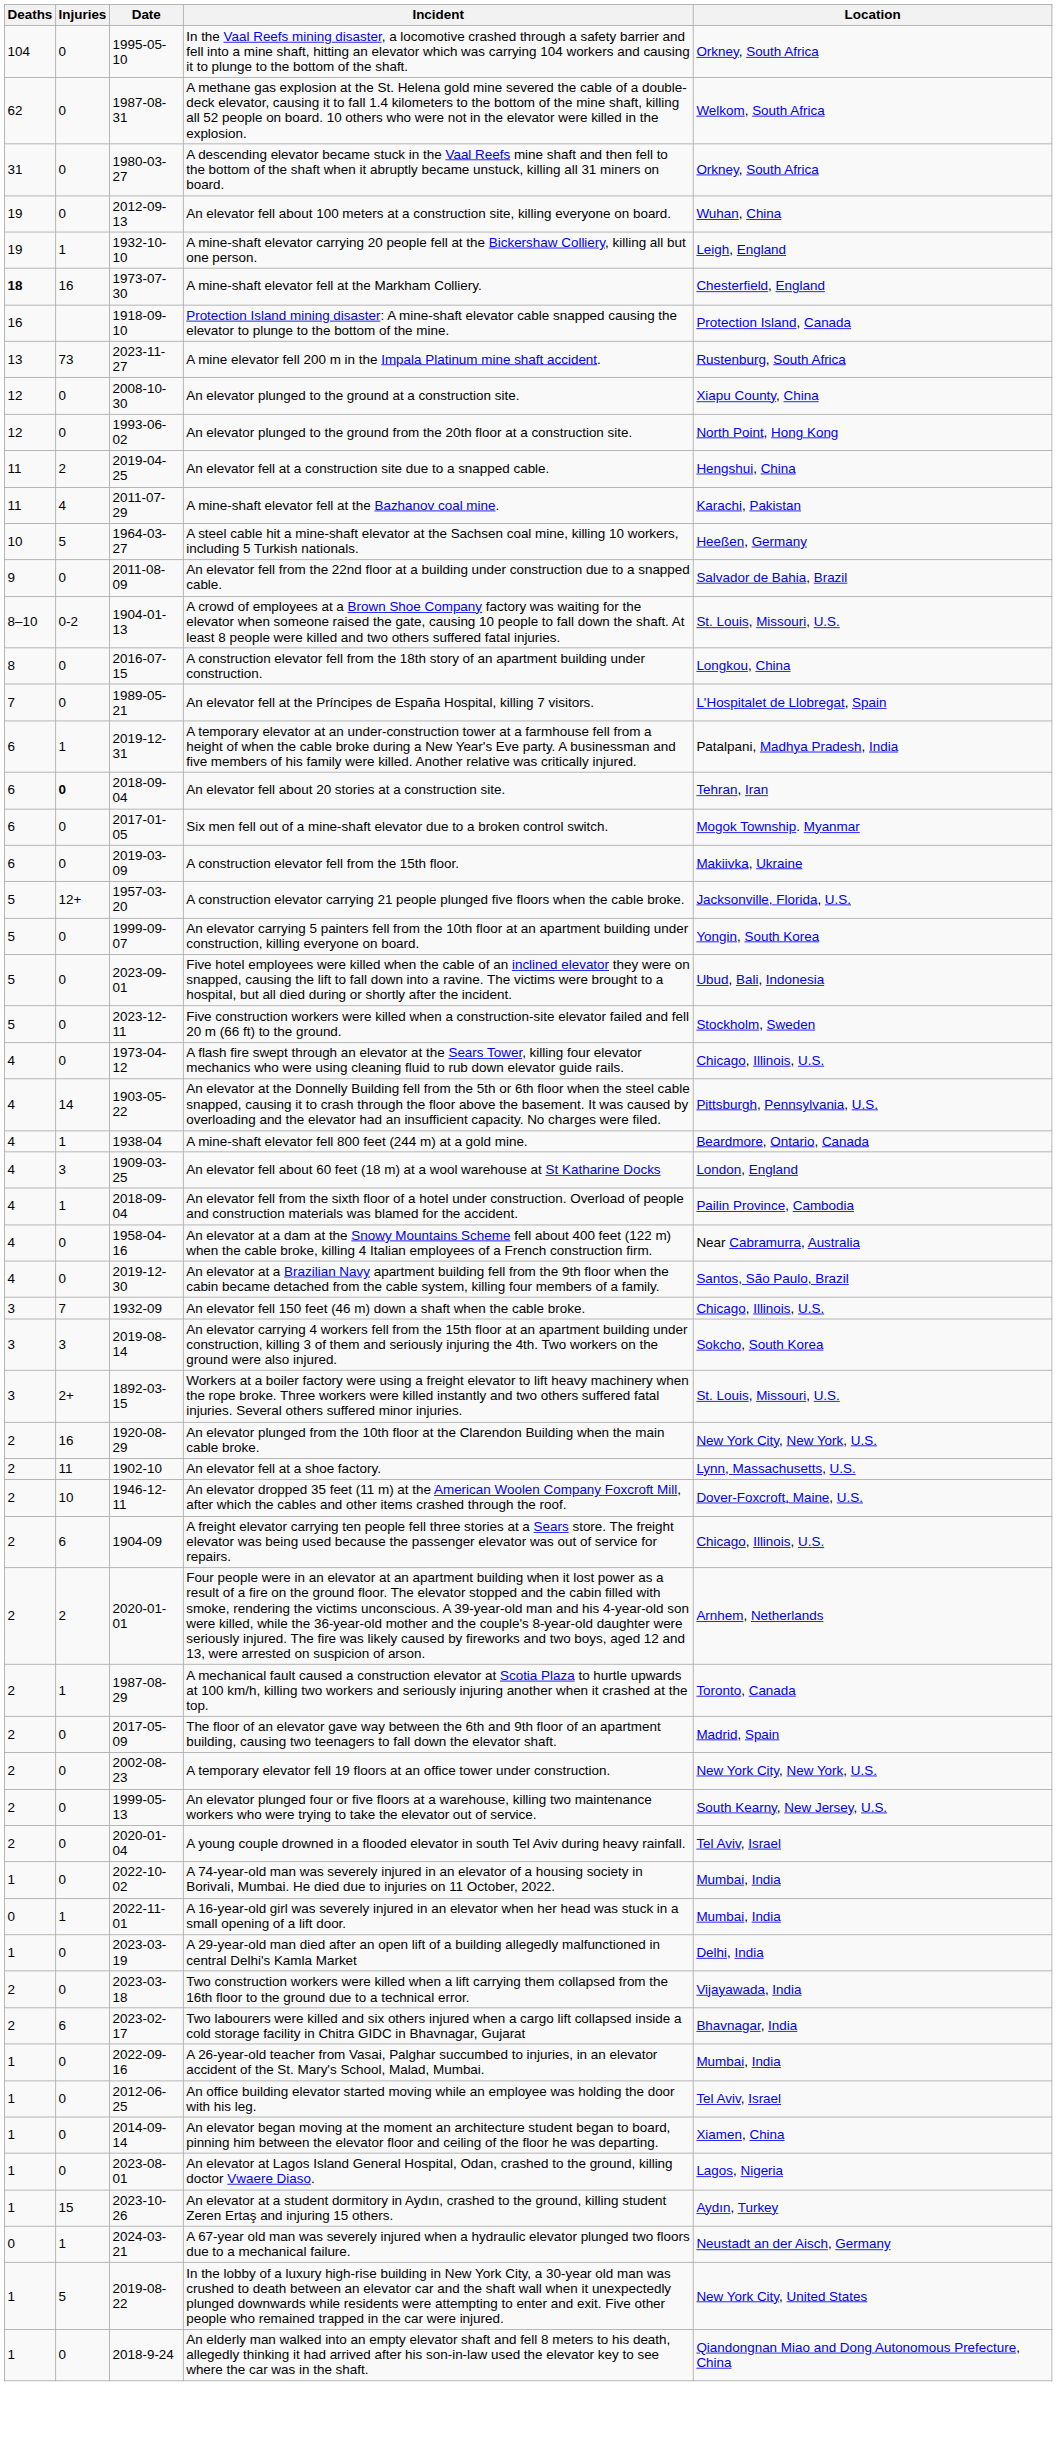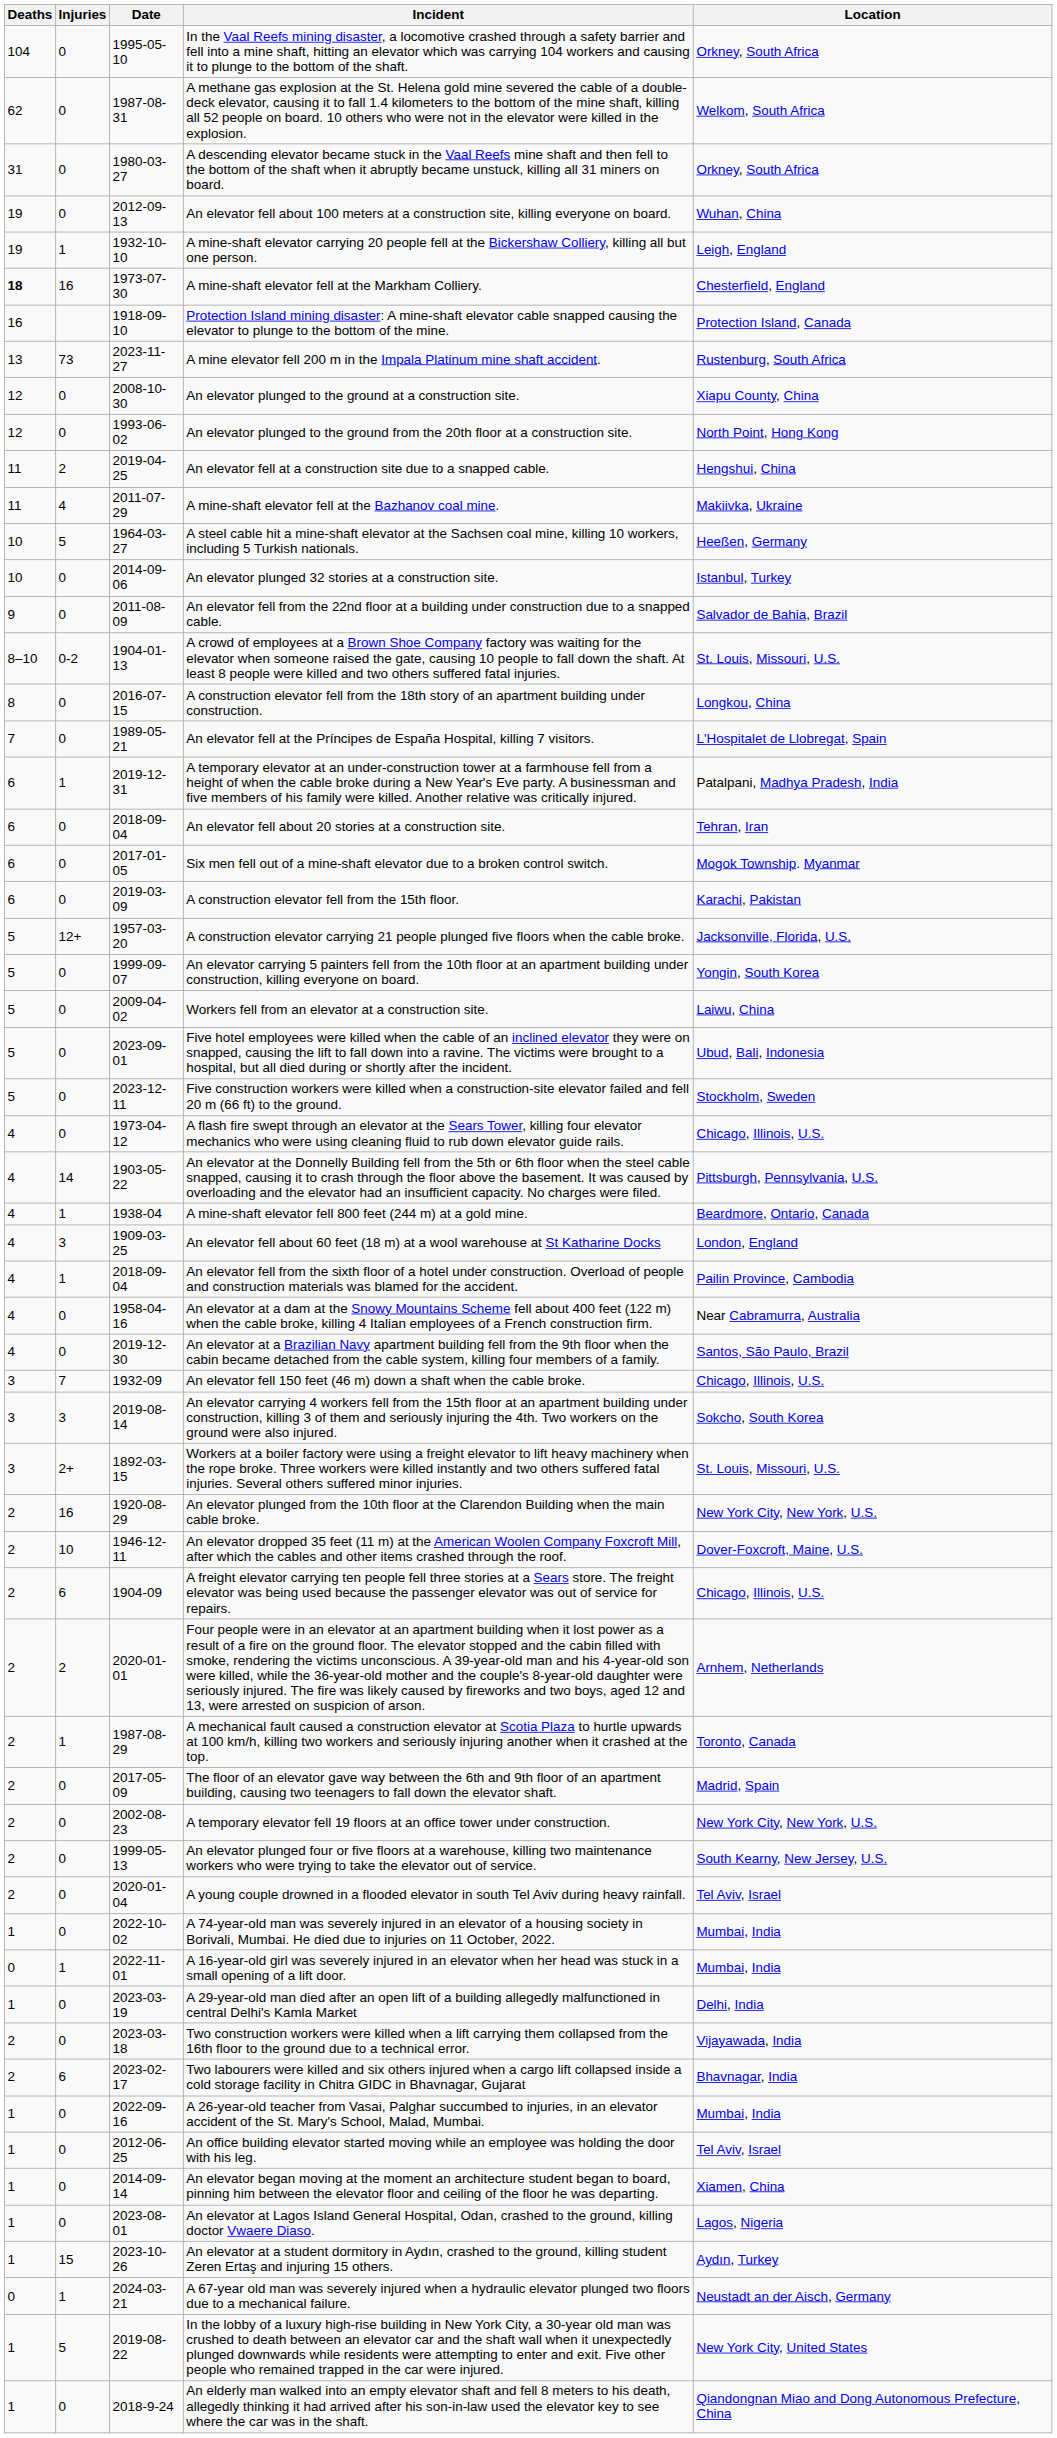(749, 505) Karachi, Pakistan -> (749, 505) Makiivka, Ukraine
+ row: (342, 578)
(62, 790) bold -> (62, 827) normal
(749, 863) Makiivka, Ukraine -> (749, 899) Karachi, Pakistan
+ row: (337, 1009)
- row: (284, 1469)
